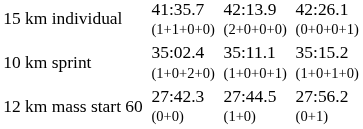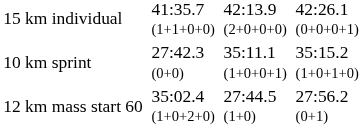(183, 62) 35:02.4 (1+0+2+0) -> (178, 62) 27:42.3 (0+0)
(178, 106) 27:42.3 (0+0) -> (183, 106) 35:02.4 (1+0+2+0)
